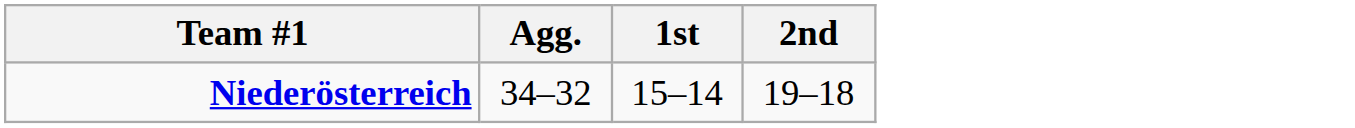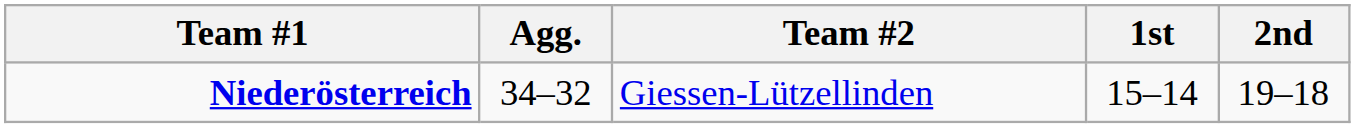+ column: (849, 33)
